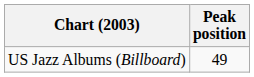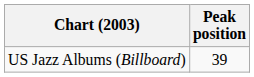(219, 59) 49 -> (219, 59) 39
